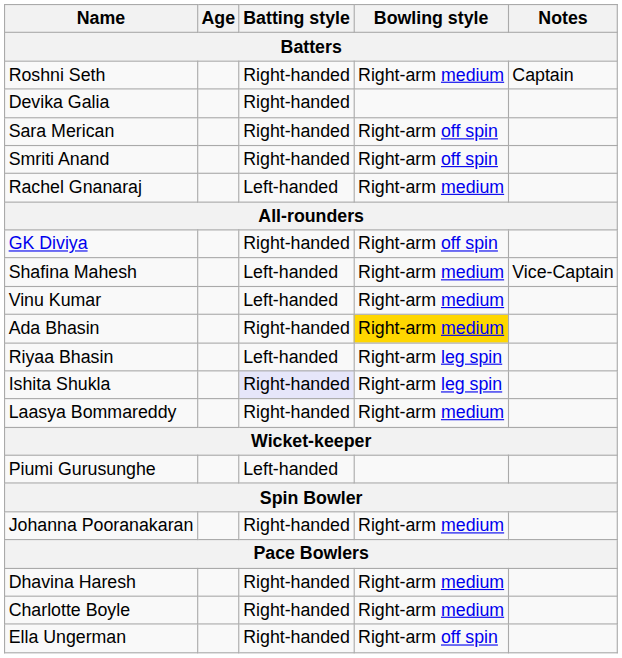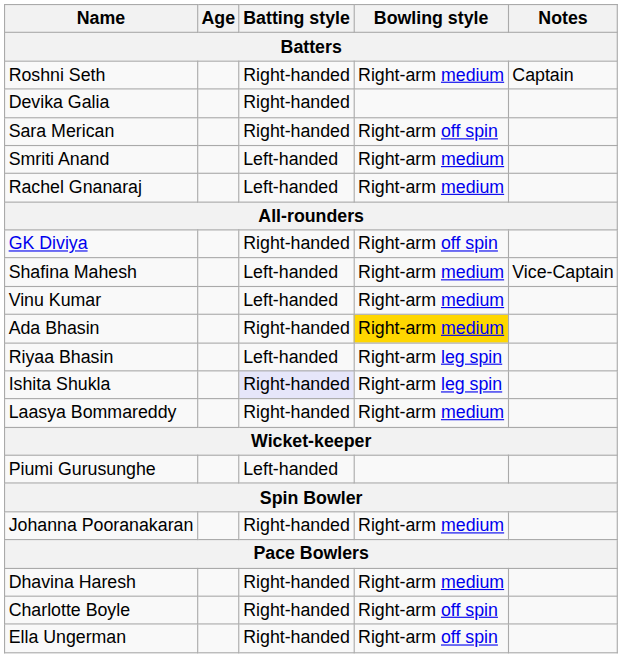(297, 159) Right-handed -> (291, 159) Left-handed
(428, 159) Right-arm off spin -> (431, 159) Right-arm medium
(431, 610) Right-arm medium -> (428, 610) Right-arm off spin
